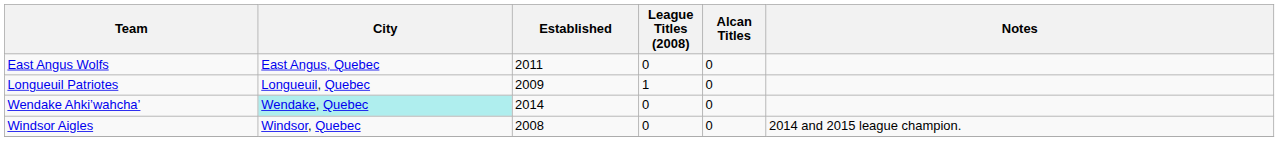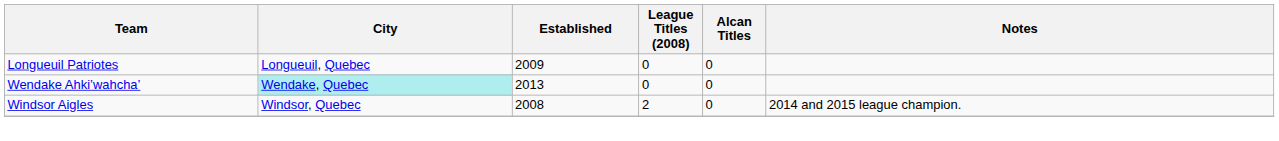- row: (58, 64)
(646, 85) 1 -> (646, 64) 0
(530, 105) 2014 -> (530, 85) 2013
(646, 126) 0 -> (646, 105) 2
